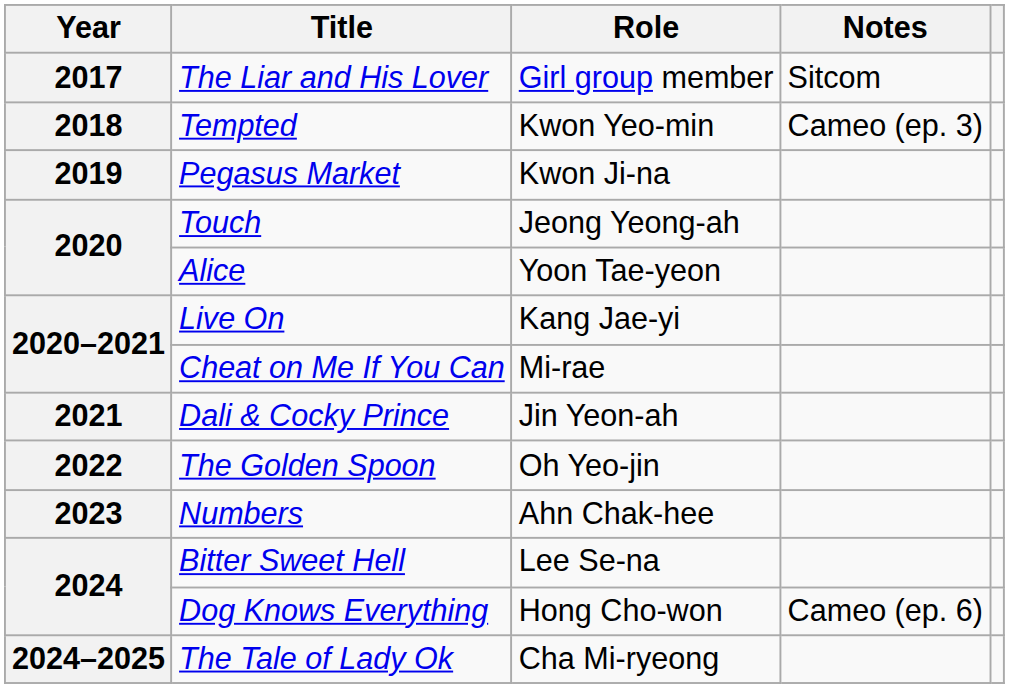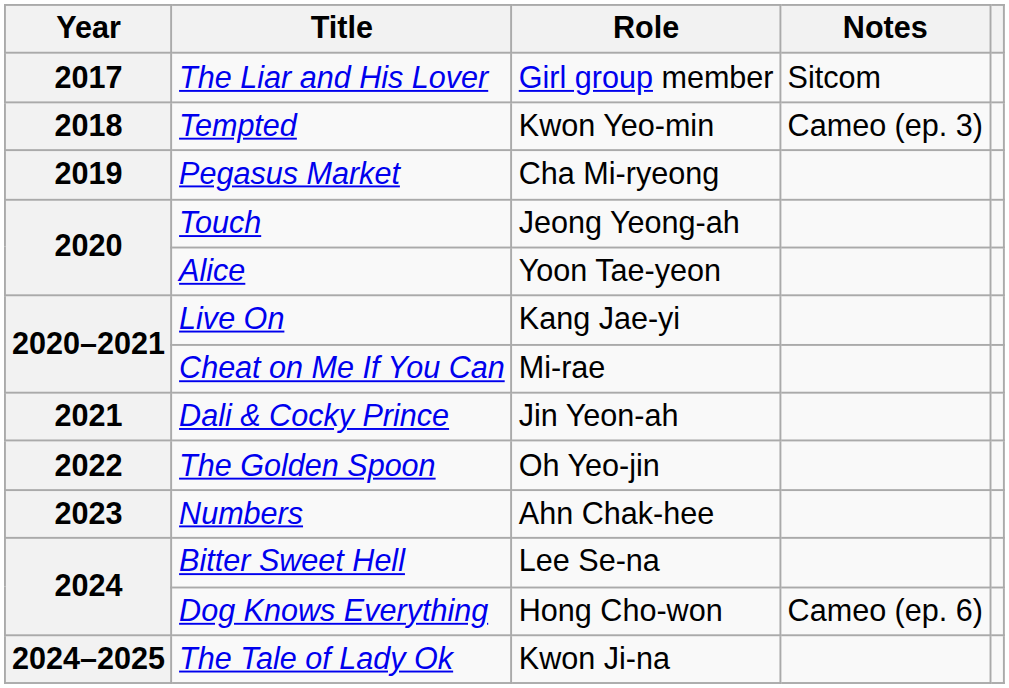(594, 174) Kwon Ji-na -> (619, 174) Cha Mi-ryeong
(619, 658) Cha Mi-ryeong -> (594, 658) Kwon Ji-na
